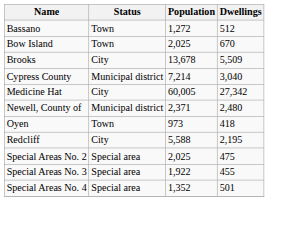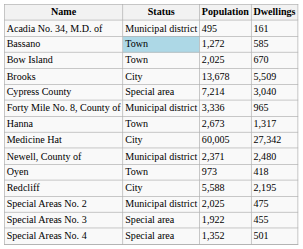+ row: (55, 28)
(103, 28) no background -> (137, 44) lightblue background
(227, 28) 512 -> (261, 44) 585
(127, 76) Municipal district -> (150, 92) Special area
+ row: (64, 108)
+ row: (20, 124)
(116, 156) Special area -> (161, 204) Municipal district
